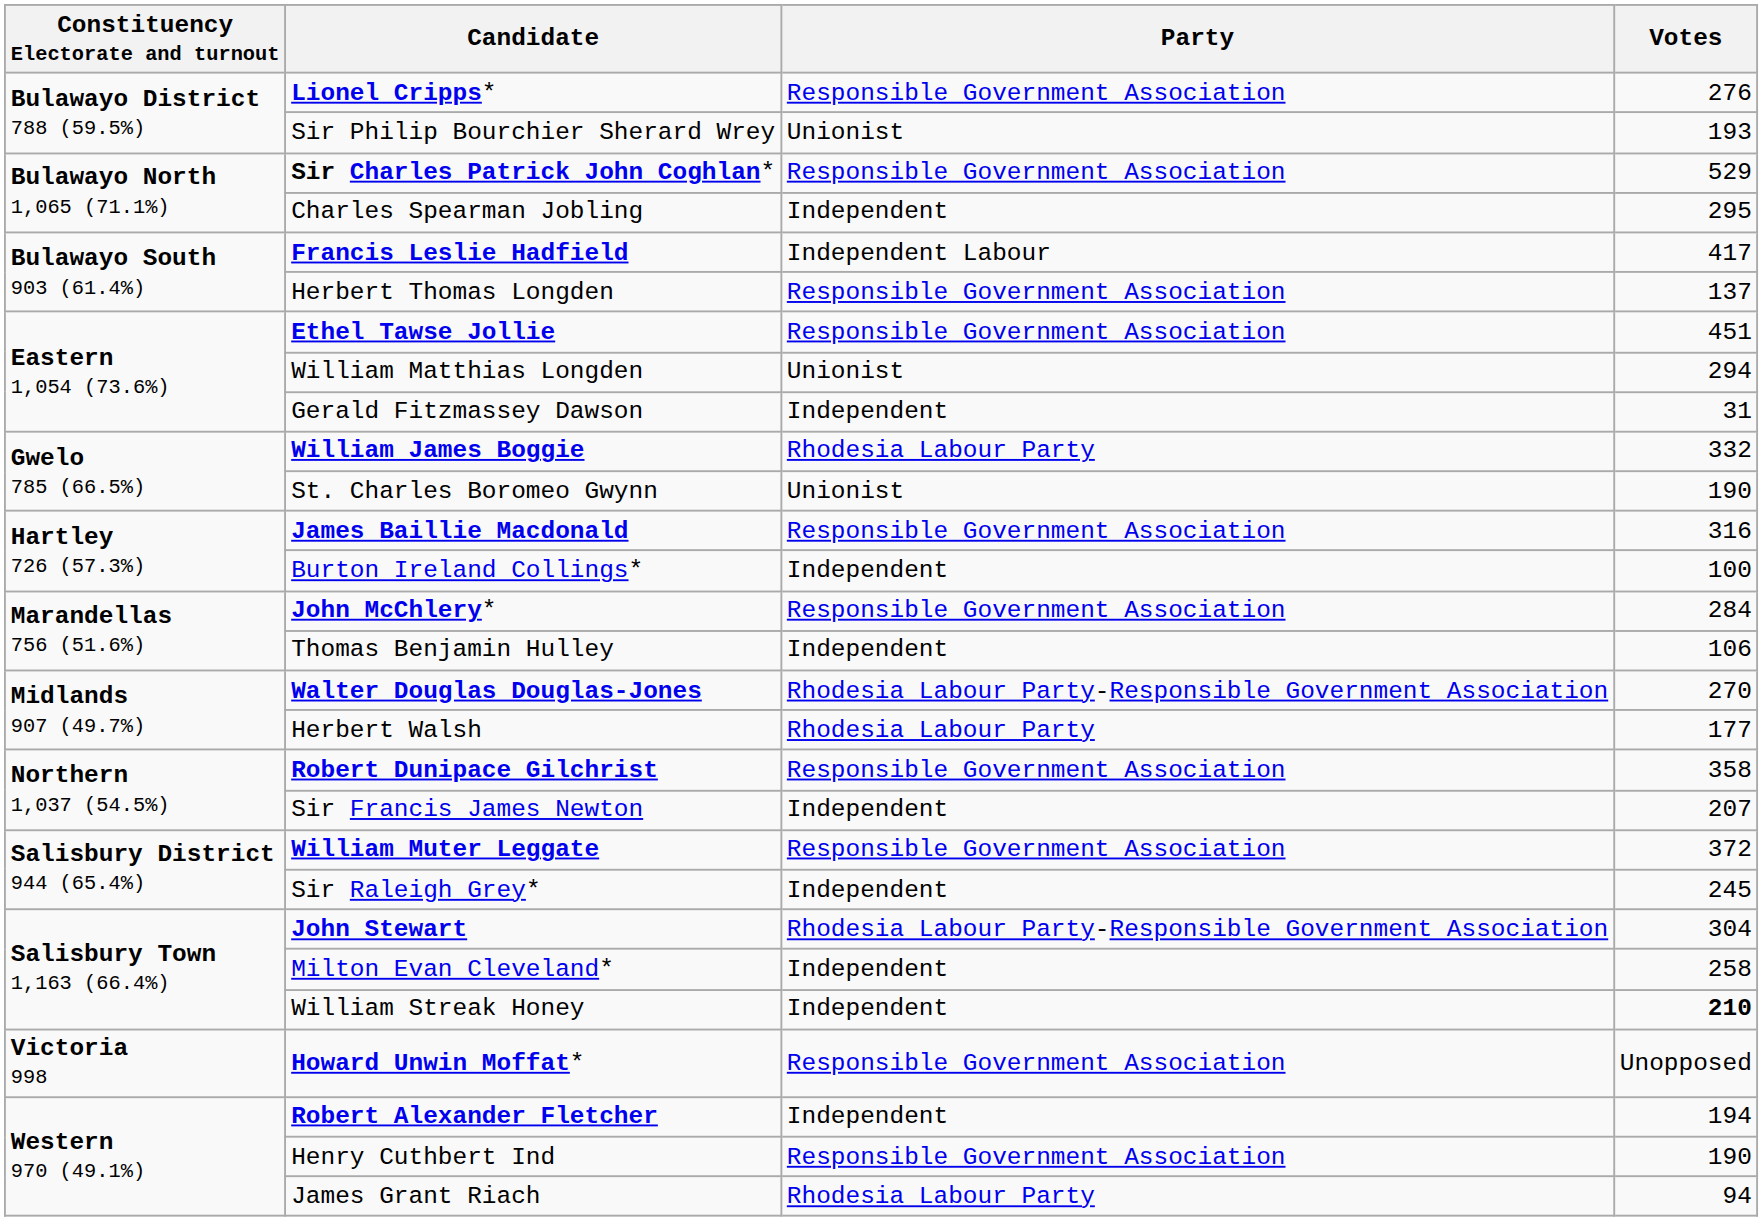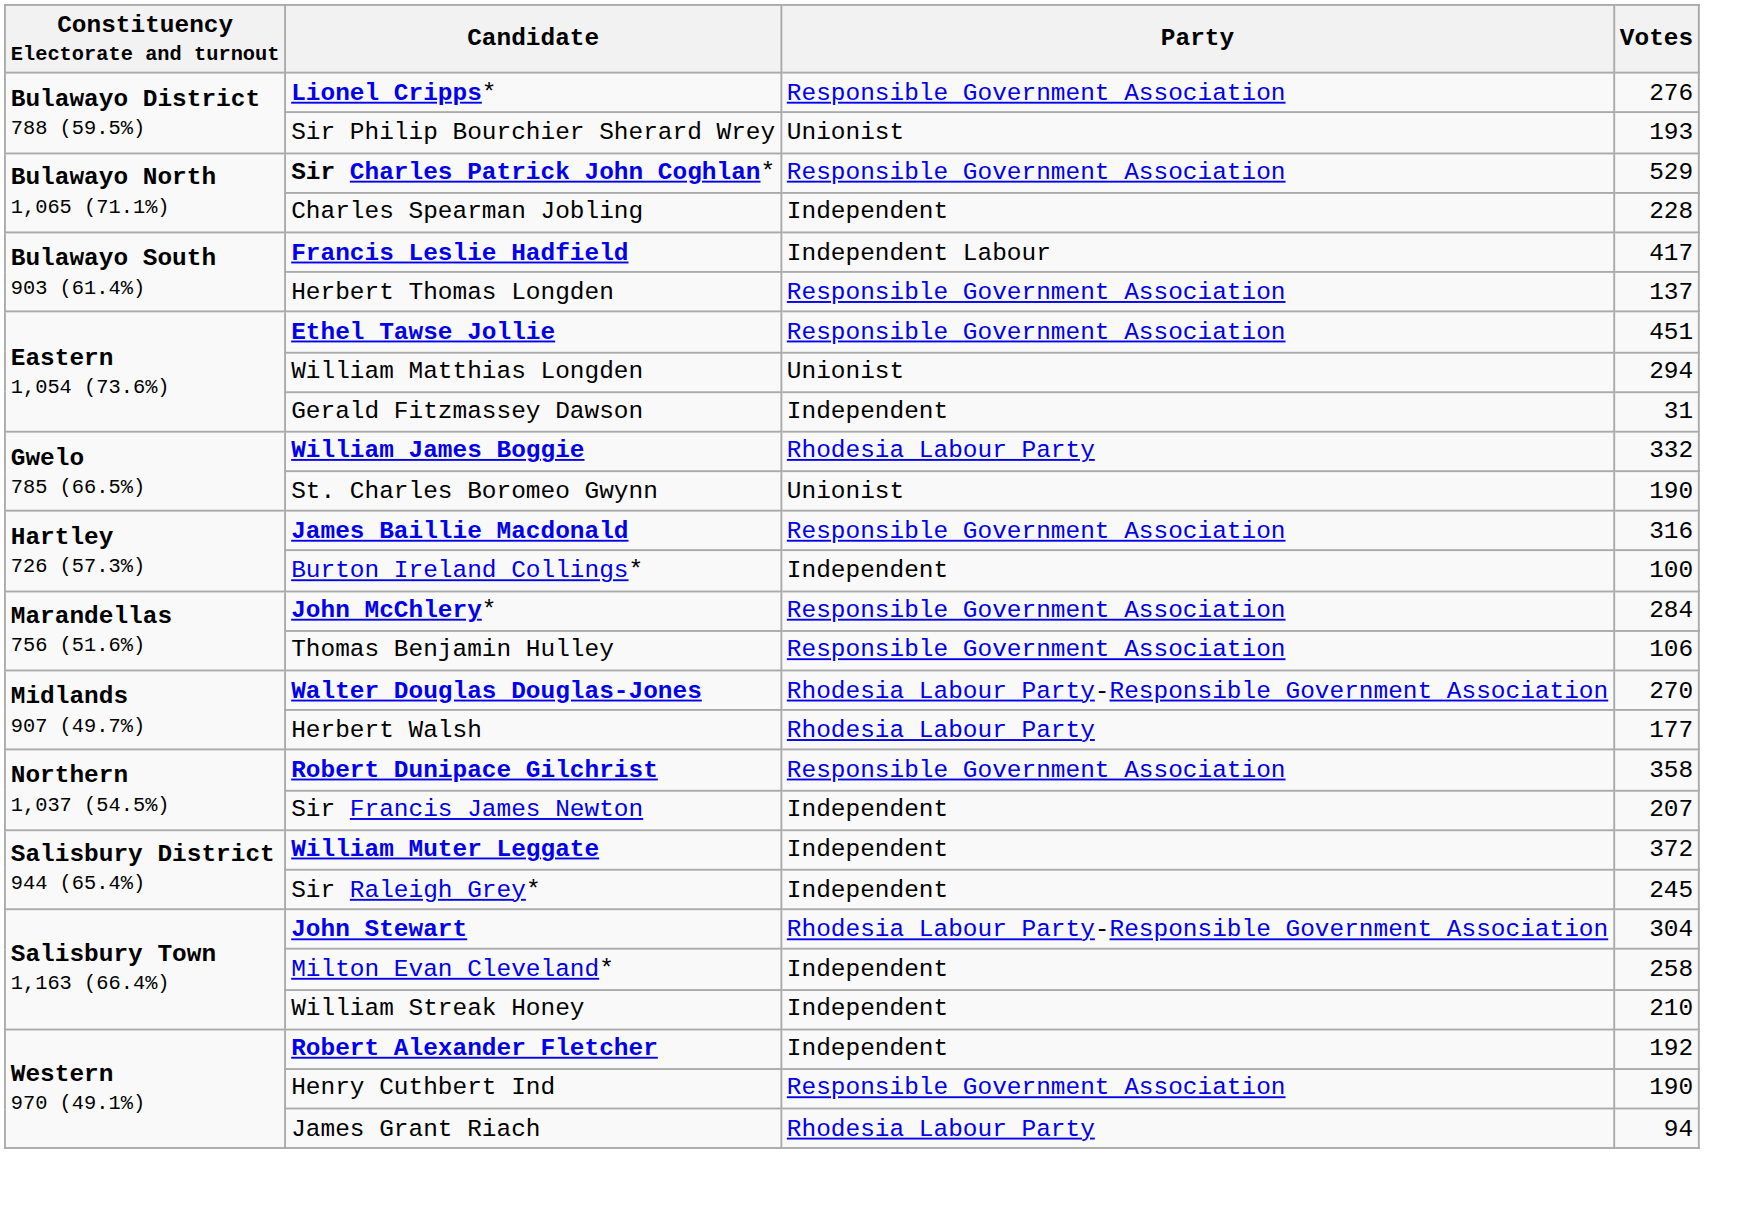(1730, 212) 295 -> (1671, 212) 228
(868, 651) Independent -> (1036, 651) Responsible Government Association
(1036, 850) Responsible Government Association -> (868, 850) Independent
(1730, 1009) bold -> (1671, 1009) normal
- row: (438, 1063)
(1730, 1117) 194 -> (1671, 1049) 192
